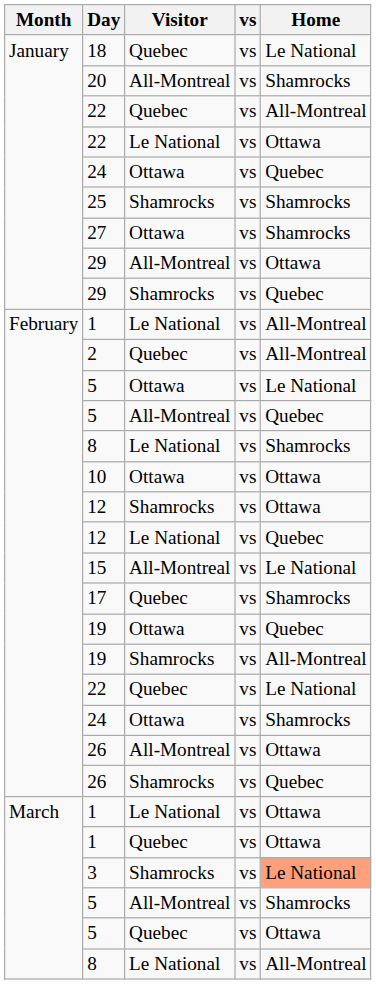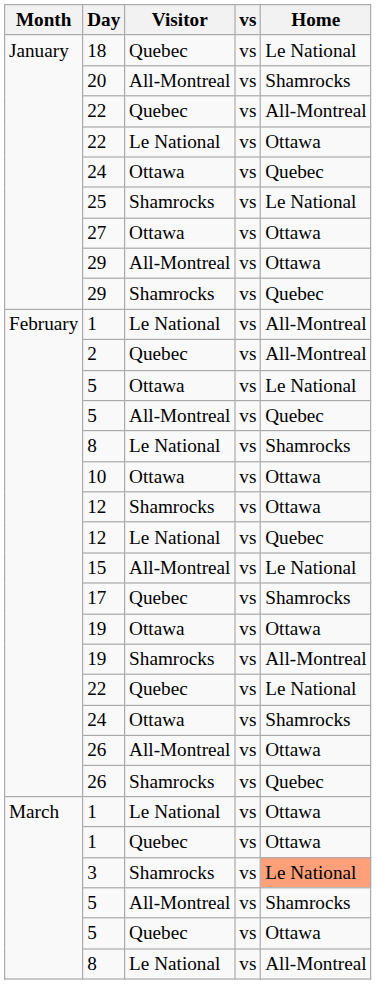(308, 202) Shamrocks -> (311, 202) Le National
(308, 232) Shamrocks -> (293, 232) Ottawa
(295, 628) Quebec -> (293, 628) Ottawa
